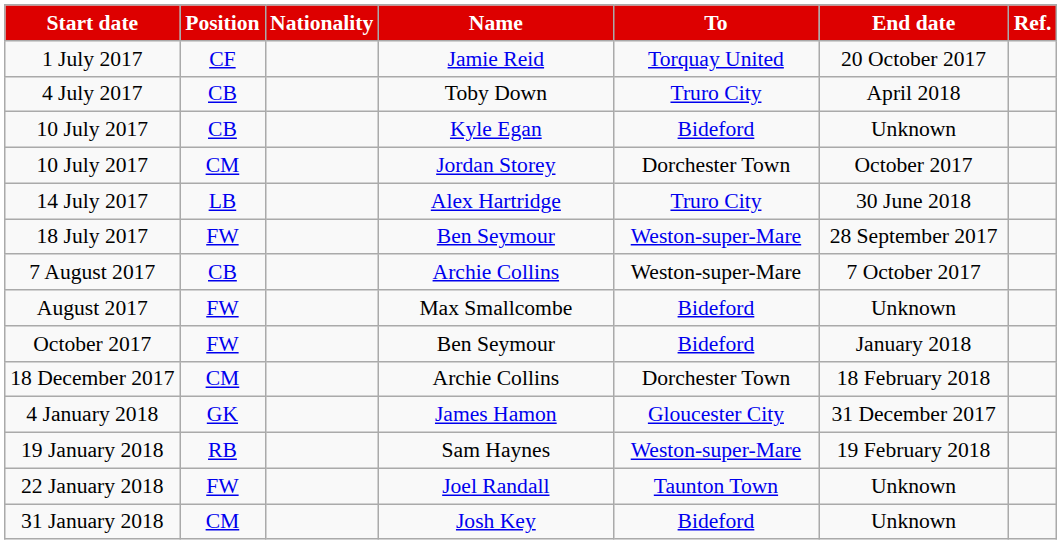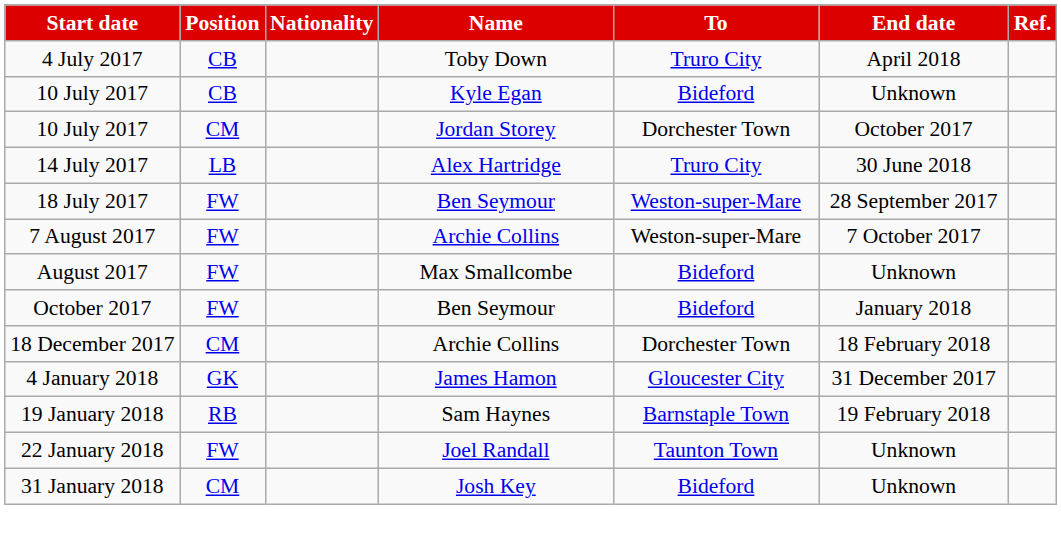- row: (92, 58)
(222, 272) CB -> (222, 236) FW
(716, 450) Weston-super-Mare -> (716, 414) Barnstaple Town
